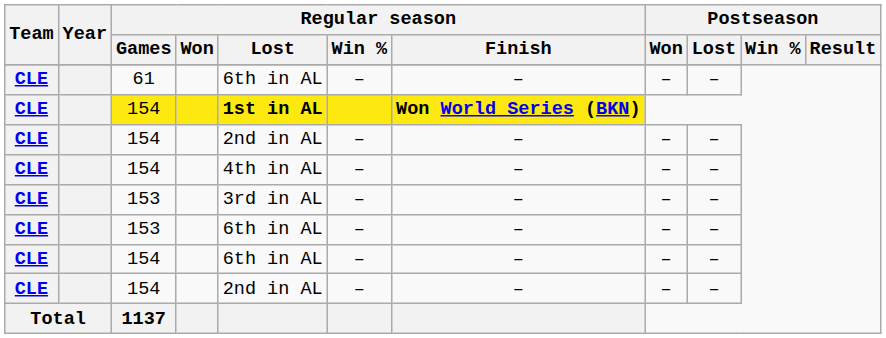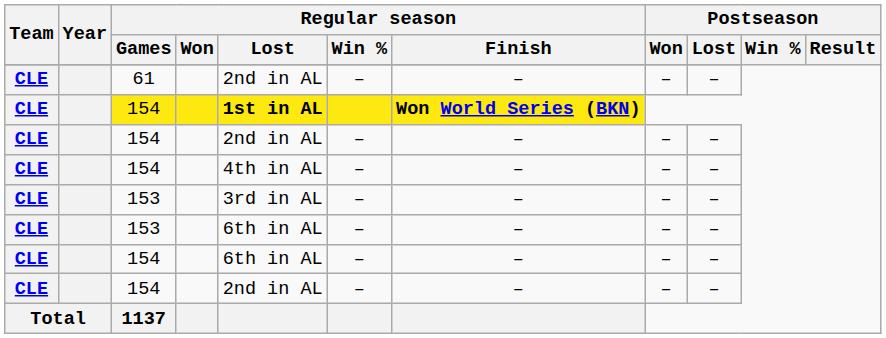(273, 80) 6th in AL -> (273, 80) 2nd in AL
